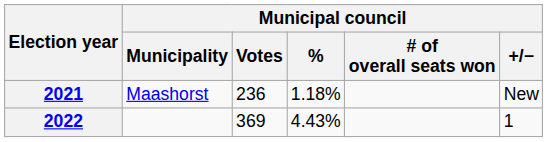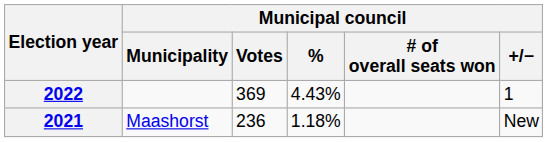rows swapped: (63, 94) <-> (63, 121)
